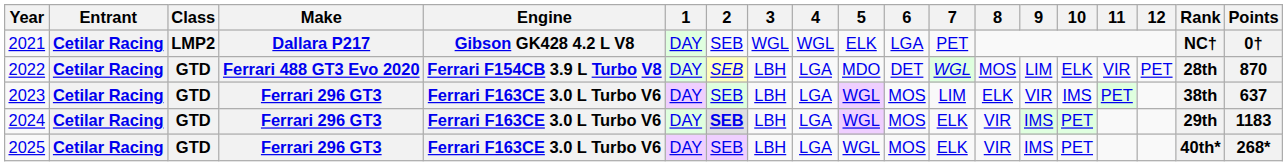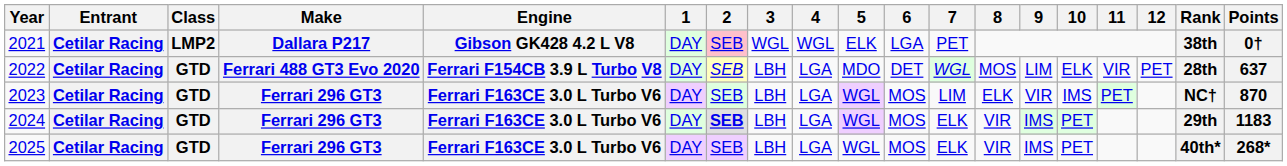(727, 43) no background -> (727, 43) pink background
(1200, 43) NC† -> (1200, 43) 38th
(1254, 69) 870 -> (1254, 69) 637
(1200, 95) 38th -> (1200, 95) NC†
(1254, 95) 637 -> (1254, 95) 870
